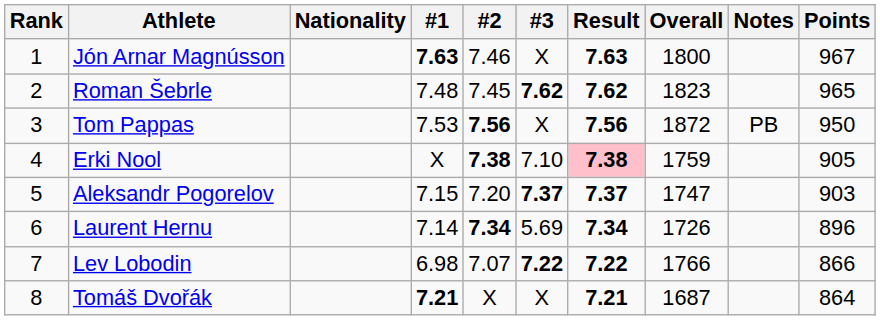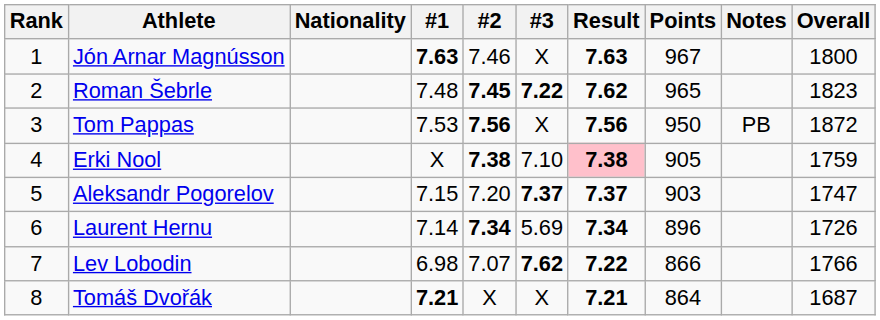columns swapped: (837, 21) <-> (687, 21)
(489, 90) normal -> (489, 90) bold
(542, 90) 7.62 -> (542, 90) 7.22
(542, 263) 7.22 -> (542, 263) 7.62
